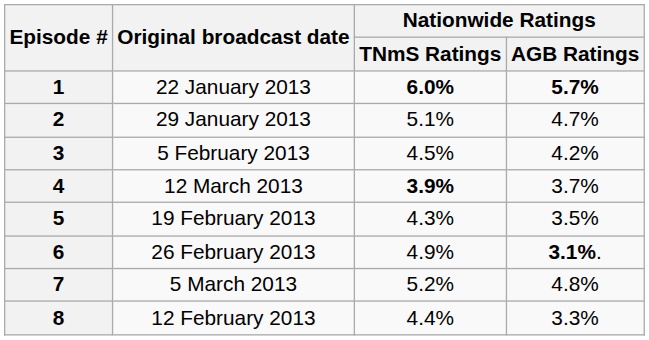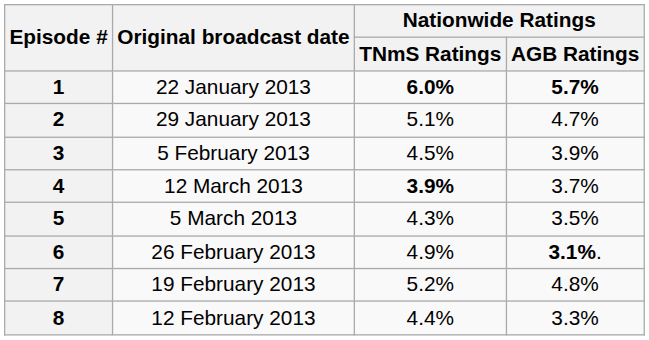(575, 152) 4.2% -> (575, 152) 3.9%
(233, 218) 19 February 2013 -> (233, 218) 5 March 2013
(233, 284) 5 March 2013 -> (233, 284) 19 February 2013
